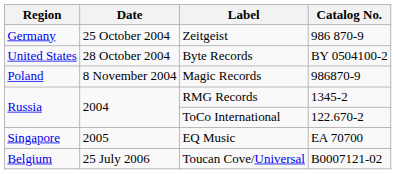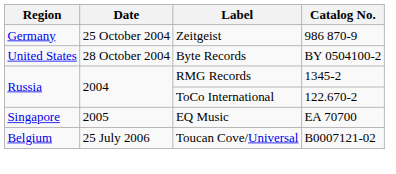- row: (222, 76)
